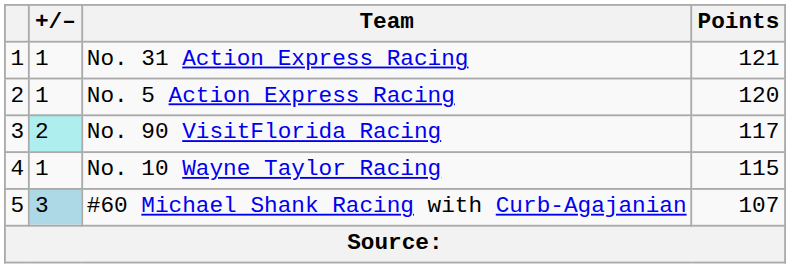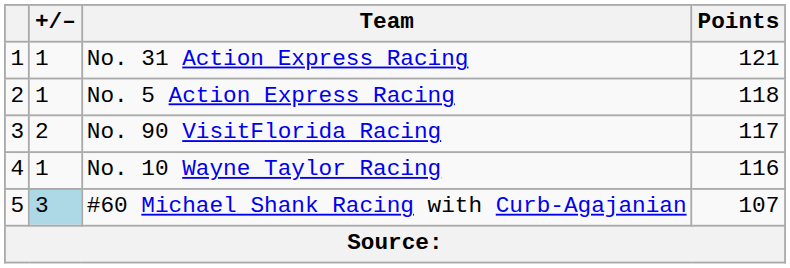(759, 97) 120 -> (759, 97) 118
(42, 134) paleturquoise background -> (42, 134) no background
(759, 170) 115 -> (759, 170) 116
